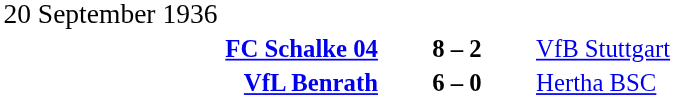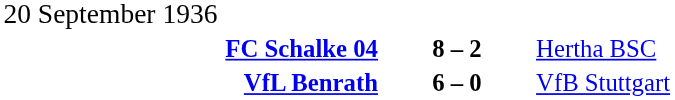(603, 48) VfB Stuttgart -> (596, 48) Hertha BSC
(596, 83) Hertha BSC -> (603, 83) VfB Stuttgart
